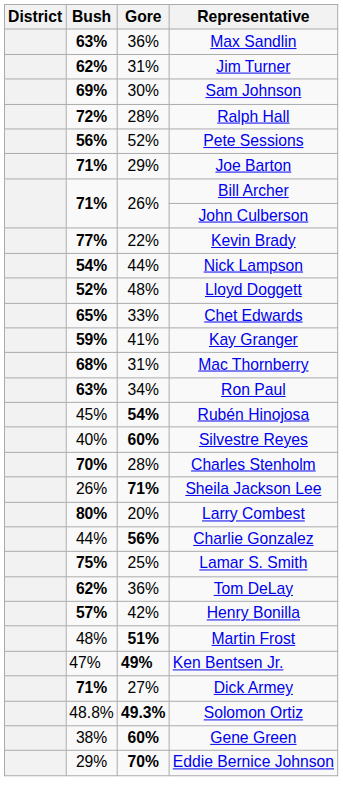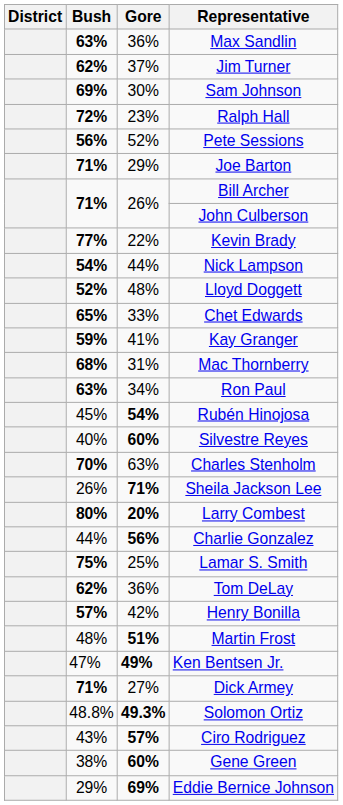(143, 66) 31% -> (143, 66) 37%
(143, 116) 28% -> (143, 116) 23%
(143, 464) 28% -> (143, 464) 63%
(143, 514) normal -> (143, 514) bold
+ row: (253, 738)
(143, 762) 70% -> (143, 787) 69%
